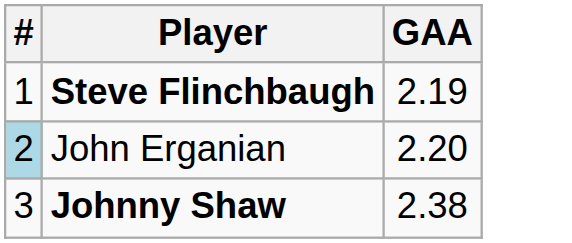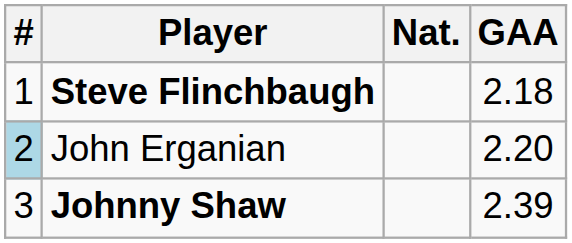+ column: (426, 33)
(432, 91) 2.19 -> (518, 91) 2.18
(432, 206) 2.38 -> (518, 206) 2.39
